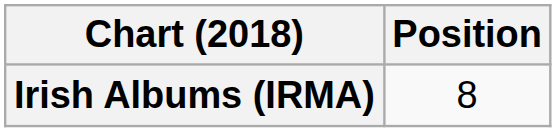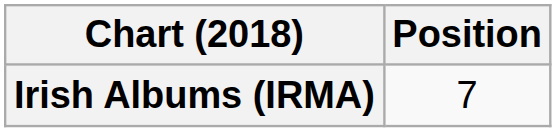(467, 94) 8 -> (467, 94) 7
